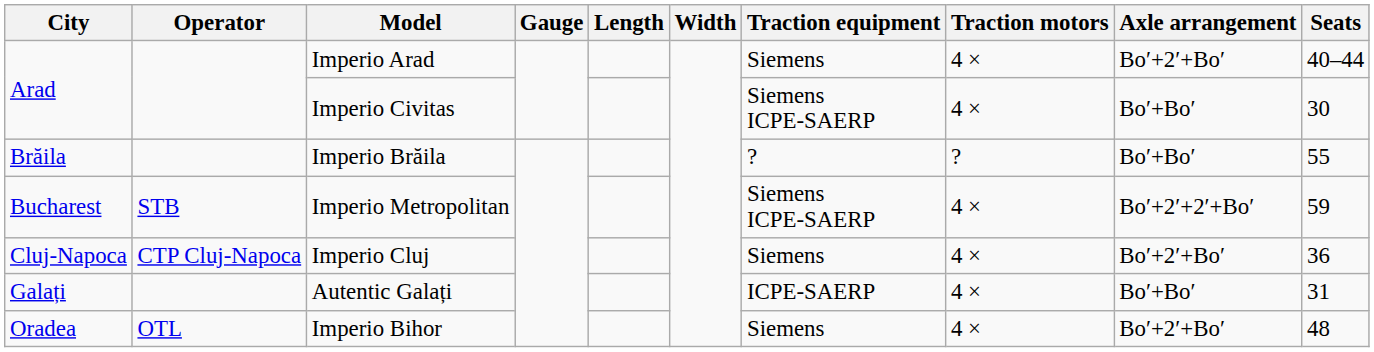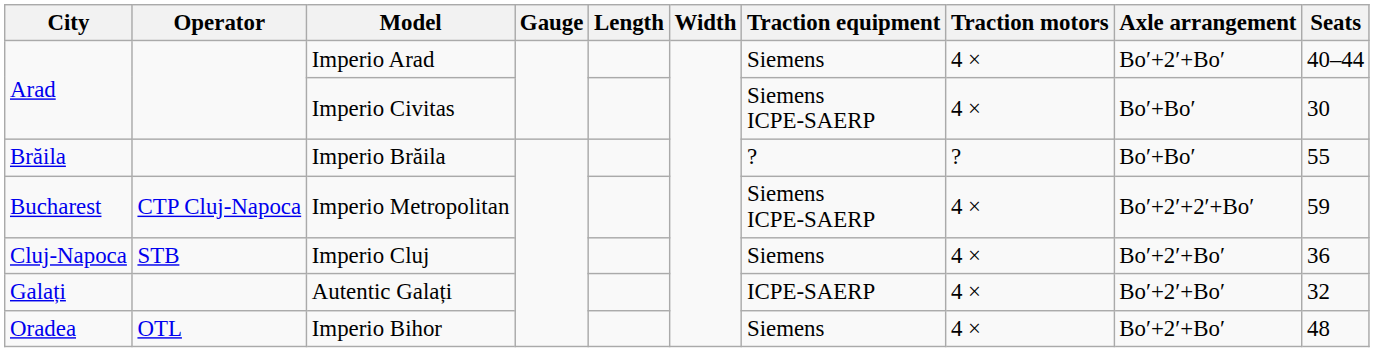(158, 206) STB -> (219, 206) CTP Cluj-Napoca
(219, 255) CTP Cluj-Napoca -> (158, 255) STB
(1157, 291) Bo′+Bo′ -> (1172, 291) Bo′+2′+Bo′
(1318, 291) 31 -> (1318, 291) 32
